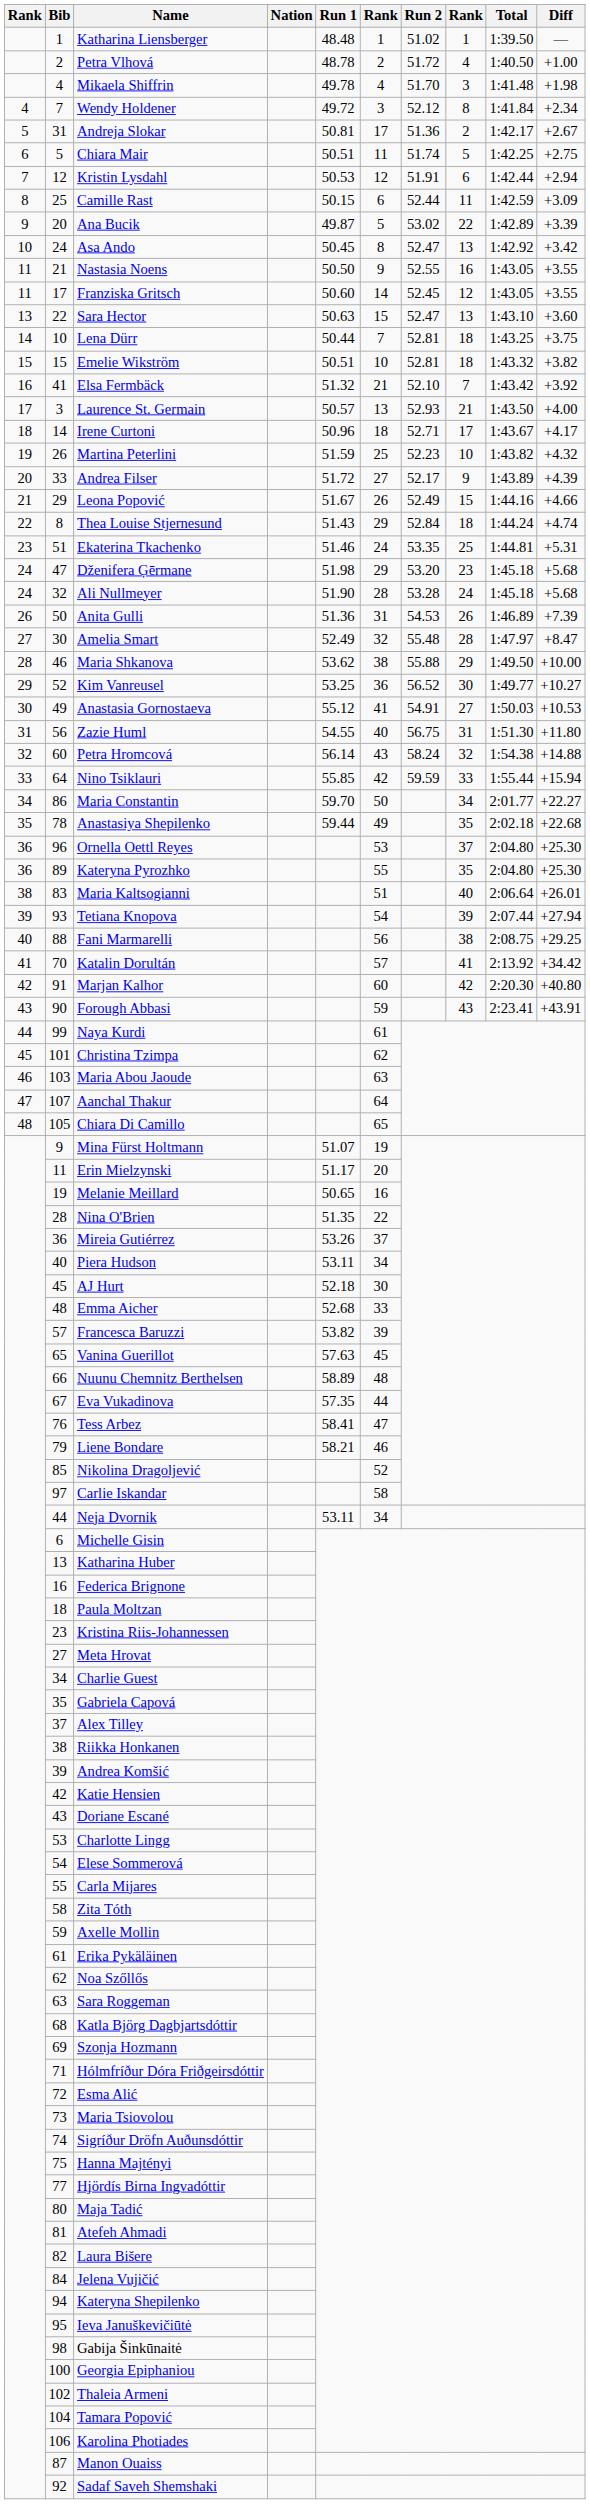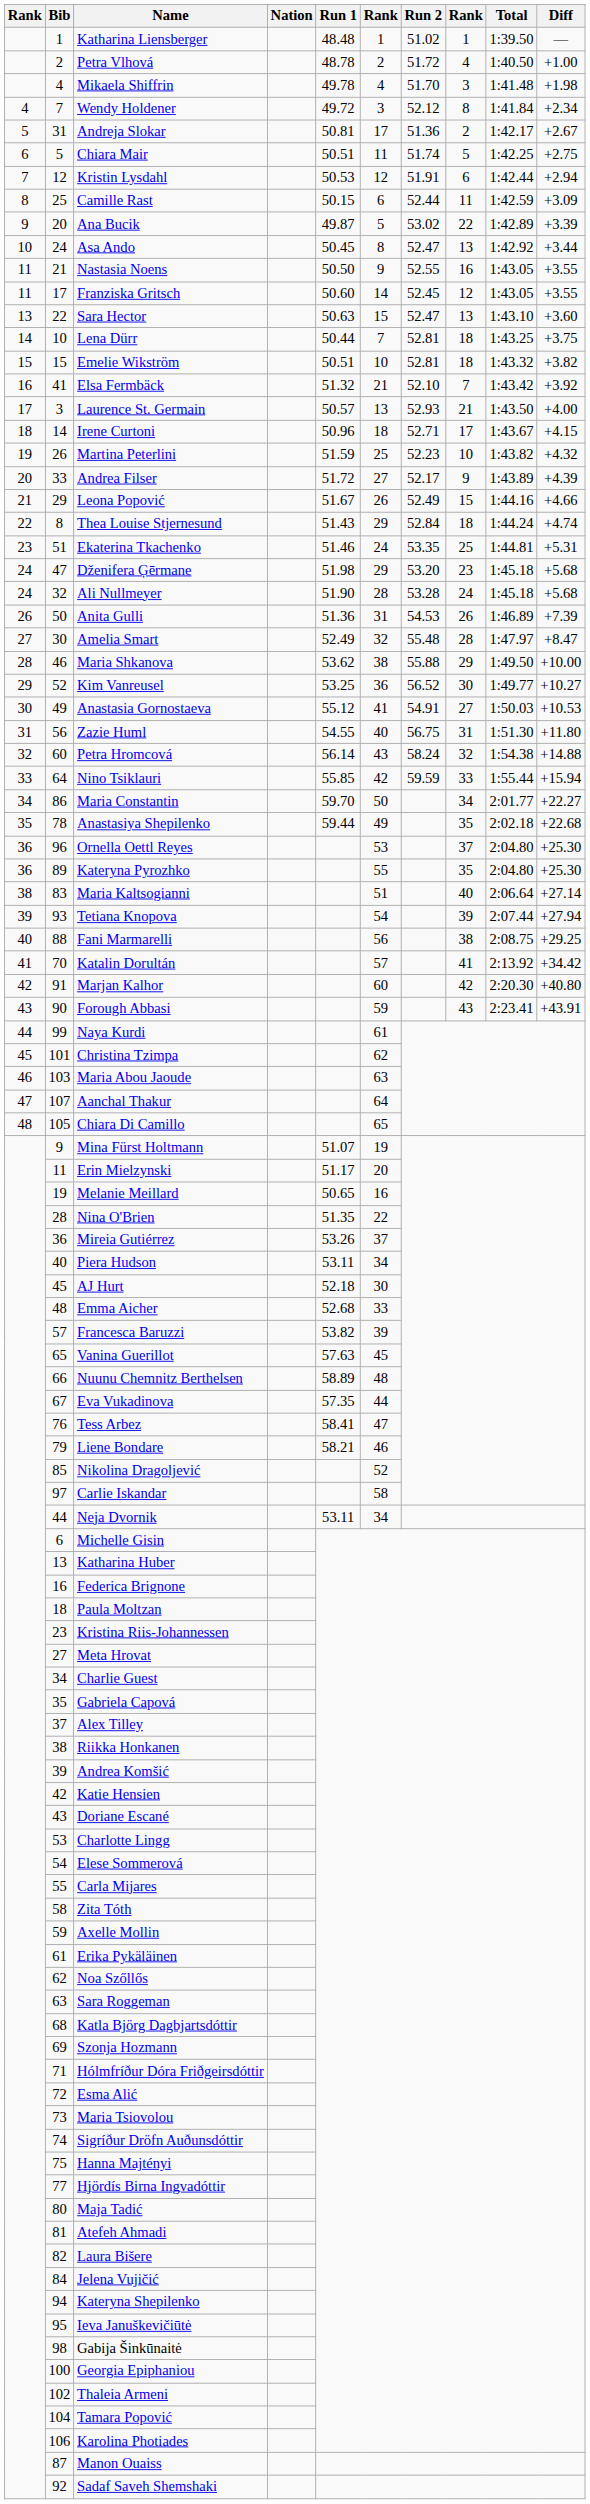(561, 246) +3.42 -> (561, 246) +3.44
(561, 431) +4.17 -> (561, 431) +4.15
(561, 893) +26.01 -> (561, 893) +27.14
